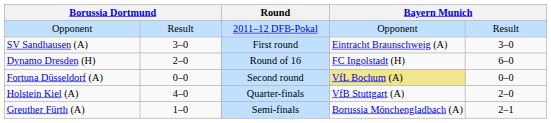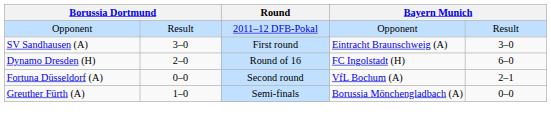(367, 77) khaki background -> (367, 77) no background
(506, 77) 0–0 -> (506, 77) 2–1
- row: (43, 93)
(506, 110) 2–1 -> (506, 93) 0–0
